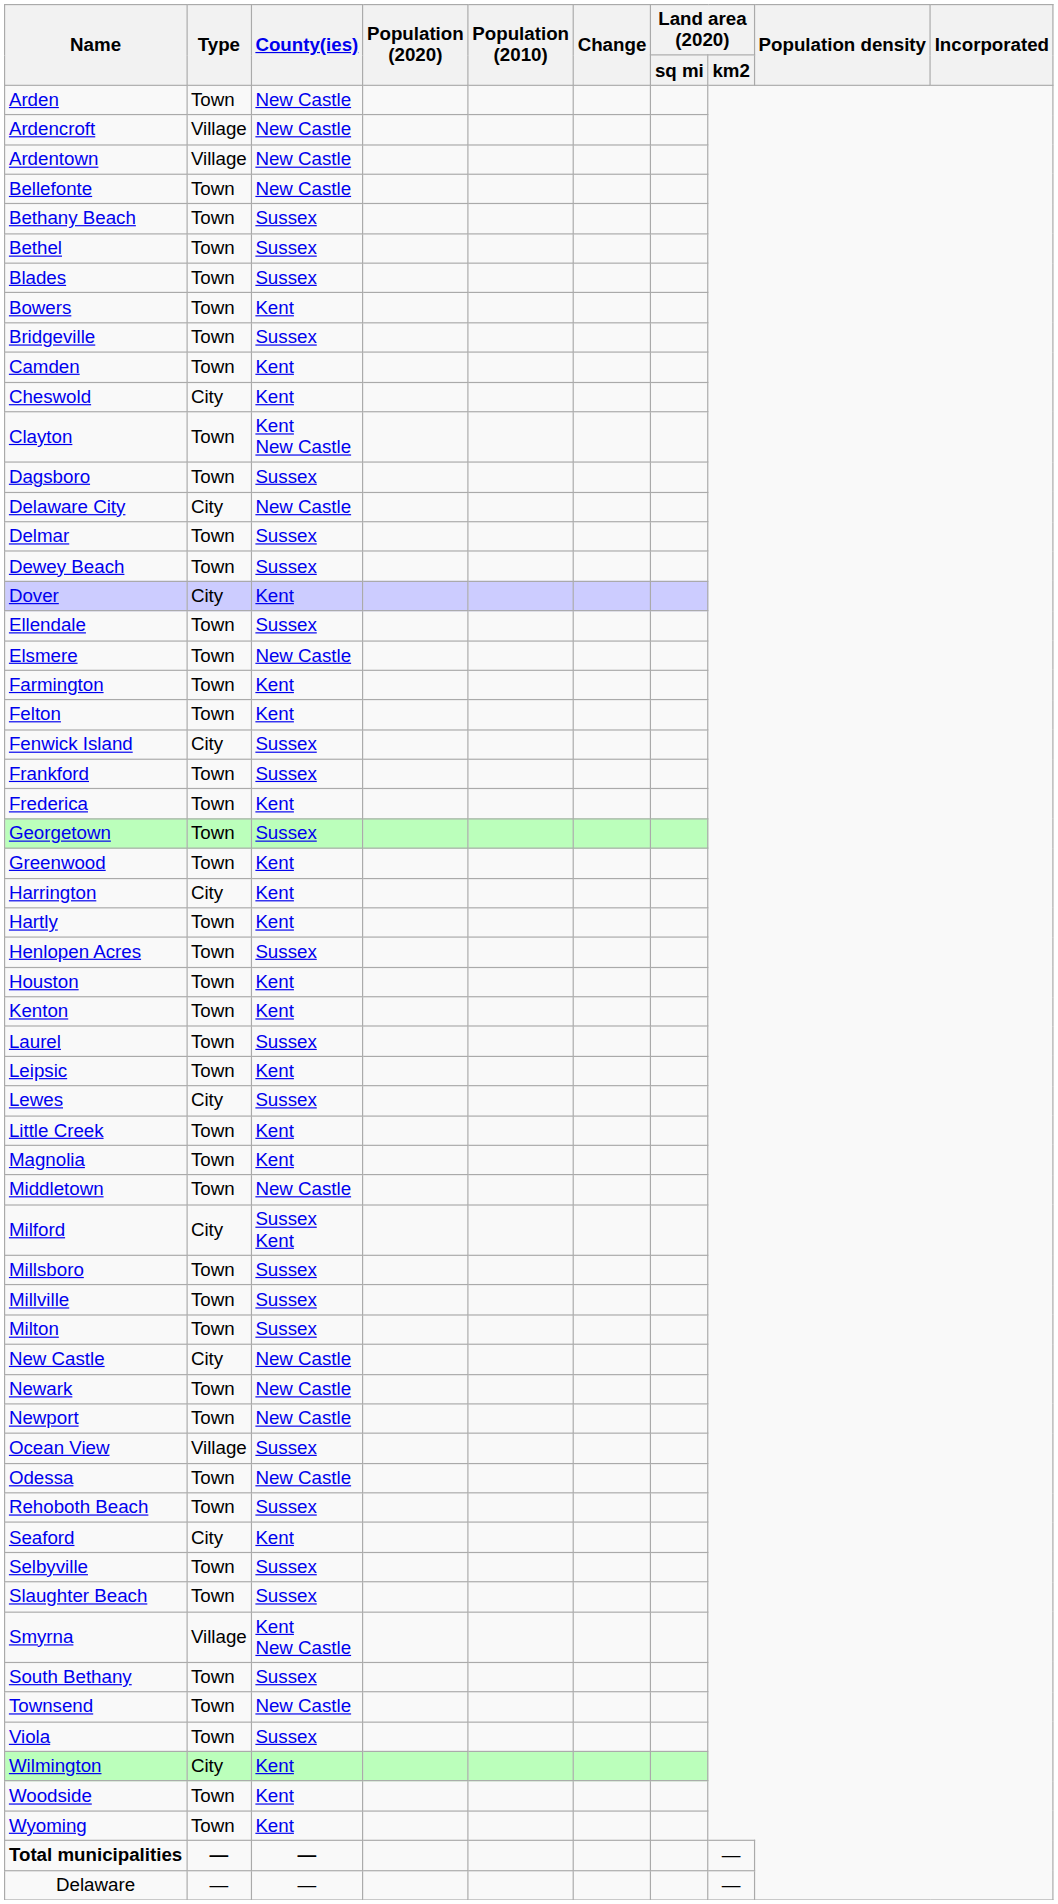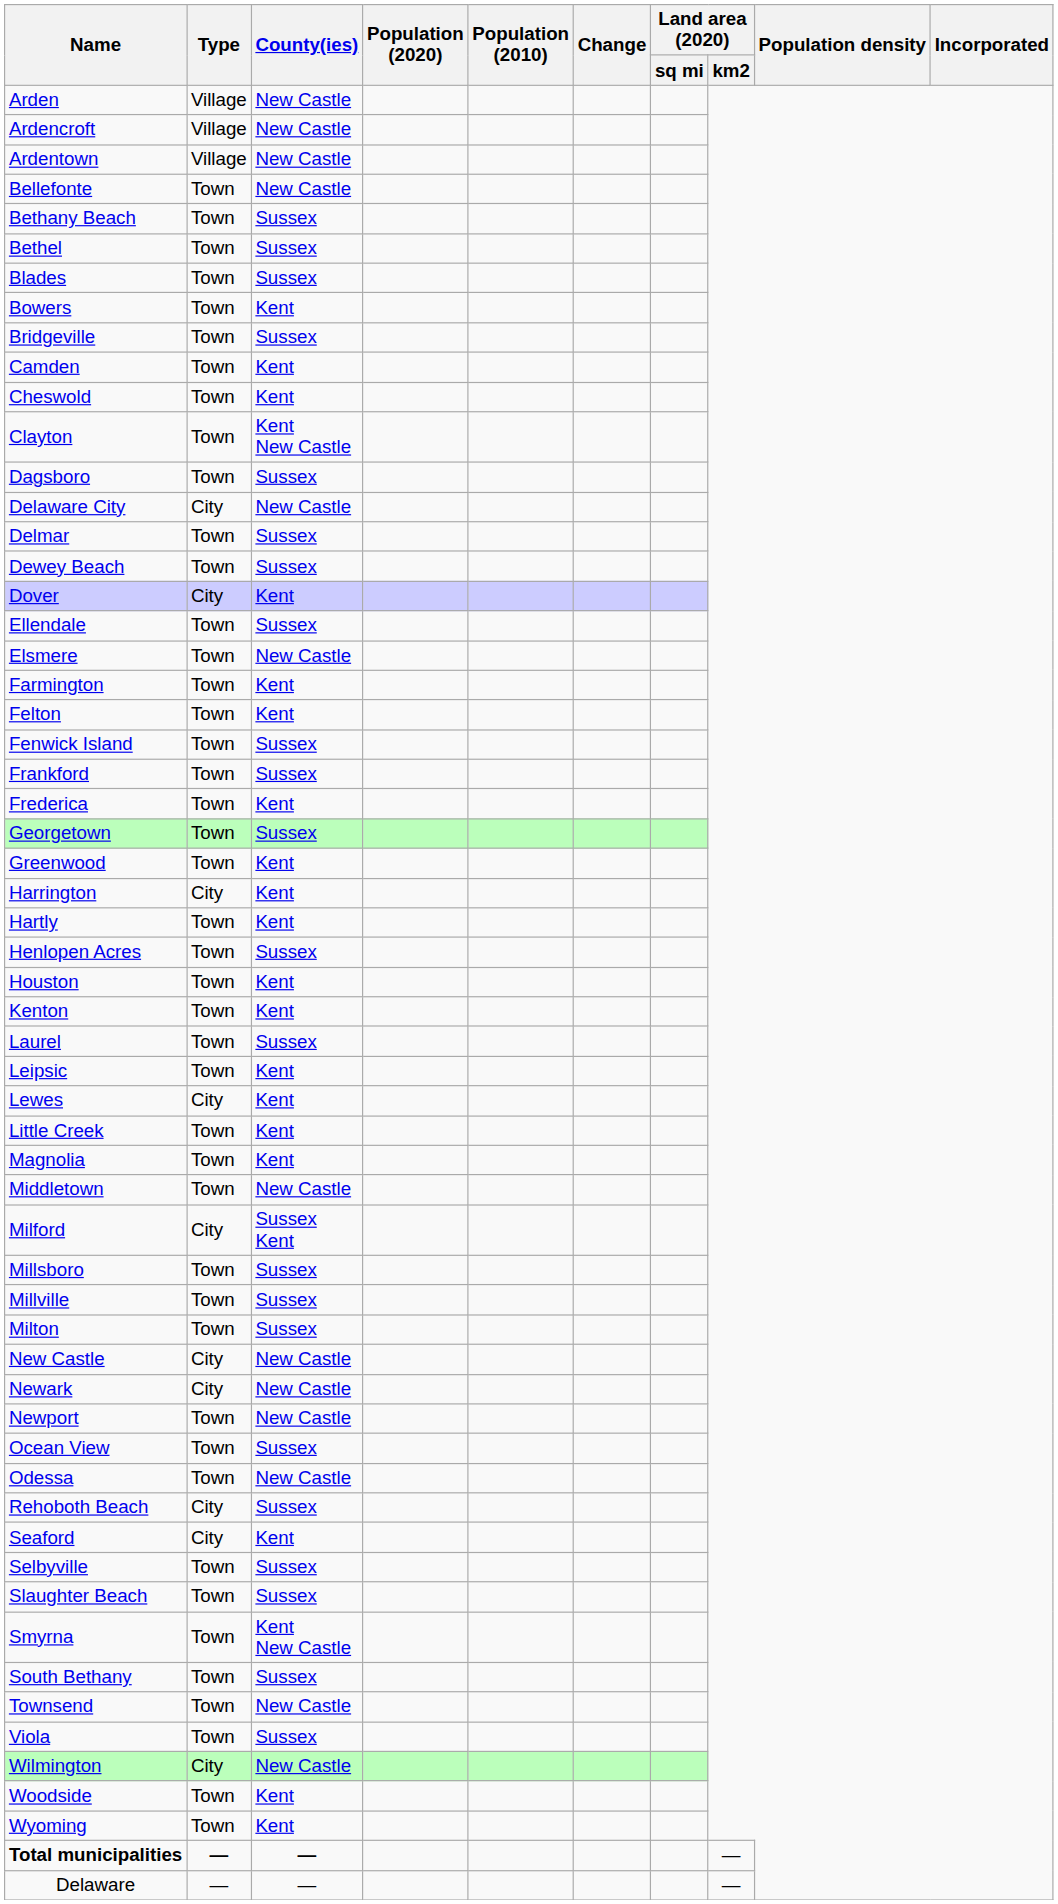(213, 99) Town -> (219, 99) Village
(207, 396) City -> (213, 396) Town
(207, 744) City -> (213, 744) Town
(286, 1100) Sussex -> (275, 1100) Kent
(213, 1388) Town -> (207, 1388) City
(219, 1448) Village -> (213, 1448) Town
(213, 1507) Town -> (207, 1507) City
(219, 1636) Village -> (213, 1636) Town
(275, 1766) Kent -> (303, 1766) New Castle
